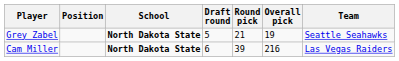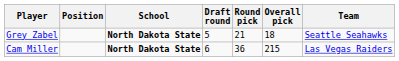(270, 35) 19 -> (270, 35) 18
(240, 49) 39 -> (240, 49) 36
(272, 49) 216 -> (272, 49) 215
